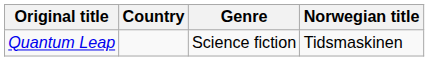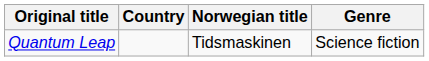columns swapped: (362, 17) <-> (244, 17)
